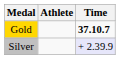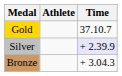(94, 29) bold -> (96, 29) normal
+ row: (22, 63)
